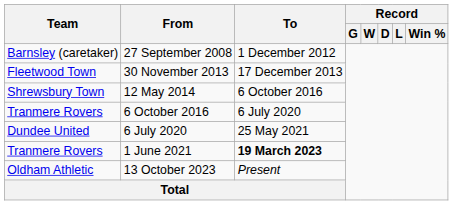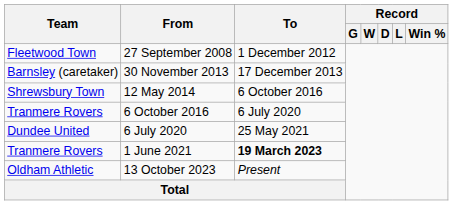(63, 53) Barnsley (caretaker) -> (52, 53) Fleetwood Town
(52, 72) Fleetwood Town -> (63, 72) Barnsley (caretaker)
